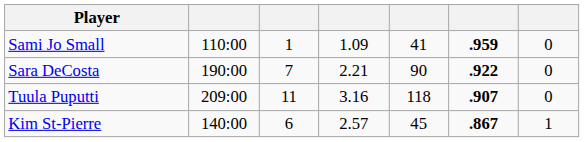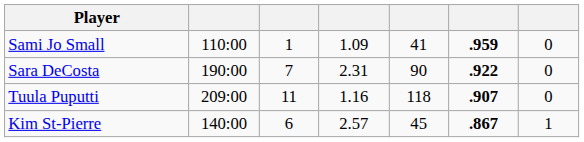(354, 70) 2.21 -> (354, 70) 2.31
(354, 96) 3.16 -> (354, 96) 1.16
